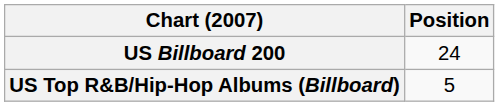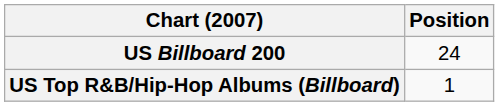(449, 85) 5 -> (449, 85) 1
